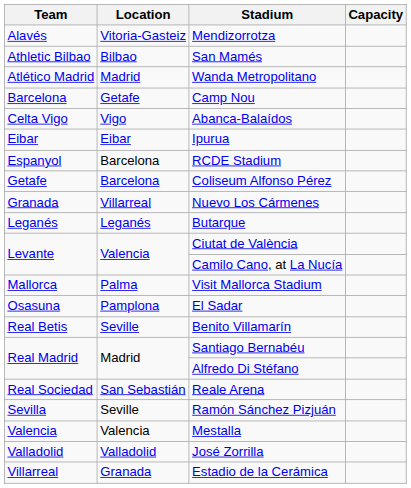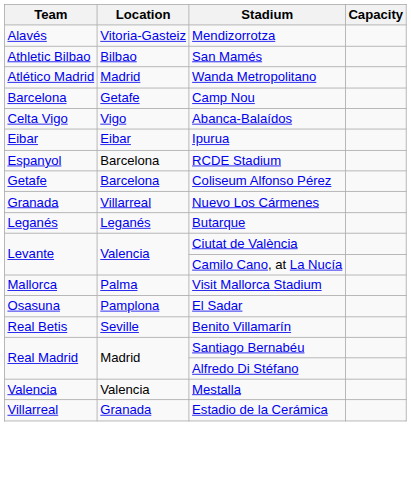- row: (228, 389)
- row: (264, 410)
- row: (228, 451)
